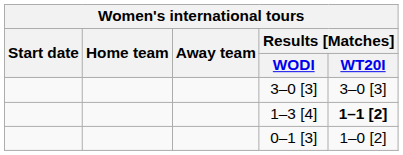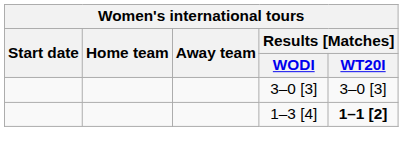- row: (294, 138)
